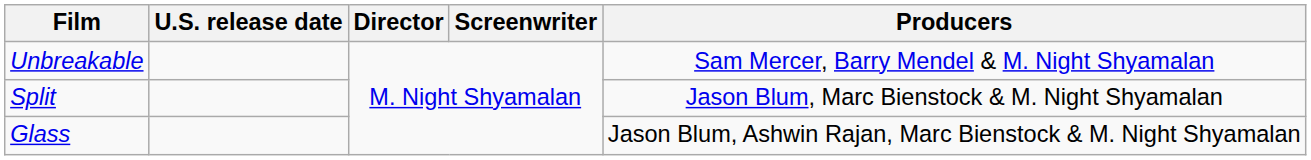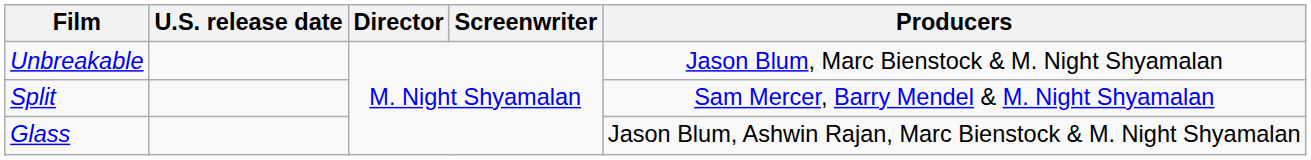(954, 60) Sam Mercer, Barry Mendel & M. Night Shyamalan -> (954, 60) Jason Blum, Marc Bienstock & M. Night Shyamalan
(954, 97) Jason Blum, Marc Bienstock & M. Night Shyamalan -> (954, 97) Sam Mercer, Barry Mendel & M. Night Shyamalan
